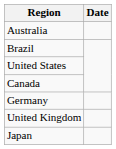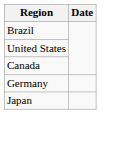- row: (27, 30)
- row: (44, 118)
